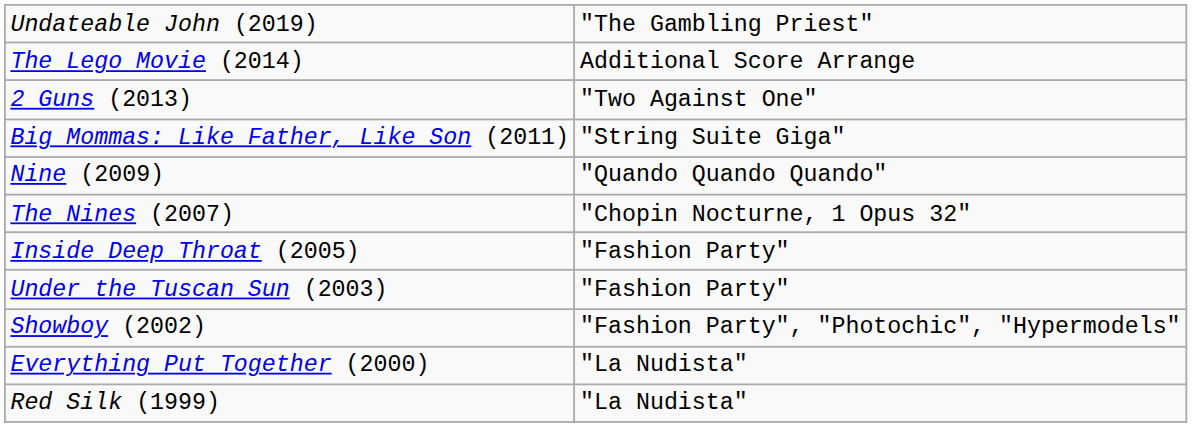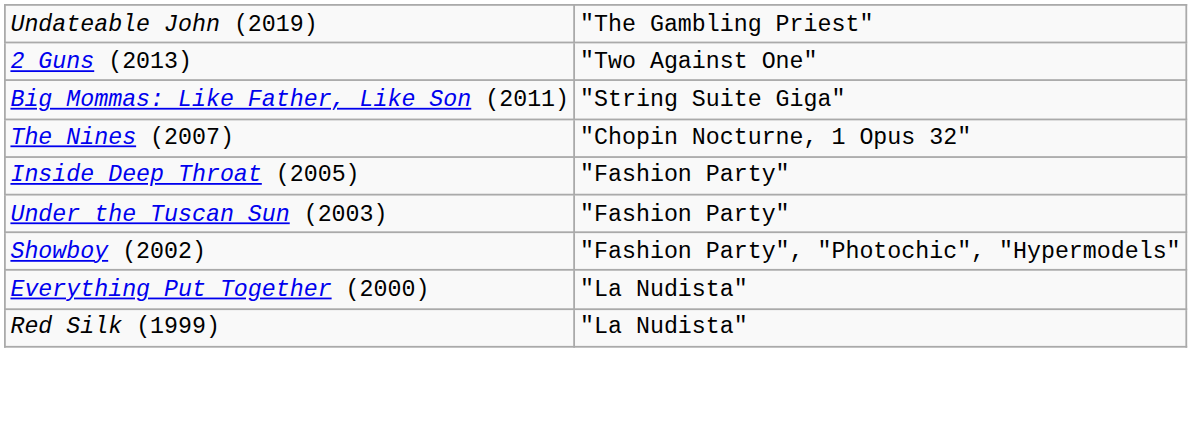- row: (157, 62)
- row: (87, 176)
